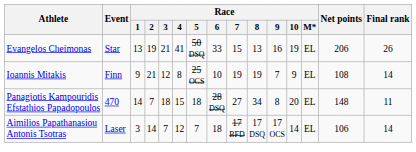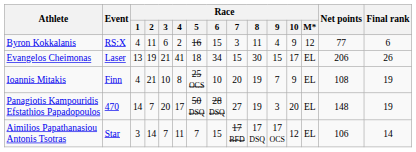+ row: (41, 43)
(112, 48) Star -> (115, 58) Laser
(197, 48) 50 DSQ -> (197, 58) 18
(217, 48) 33 -> (217, 58) 34
(257, 48) 13 -> (257, 58) 30
(277, 48) 16 -> (277, 58) 15
(294, 48) 19 -> (294, 58) 17
(138, 75) 9 -> (138, 80) 4
(166, 75) 12 -> (166, 80) 10
(237, 75) 19 -> (237, 80) 20
(388, 75) 14 -> (388, 80) 19
(166, 102) 18 -> (166, 107) 20
(179, 102) 15 -> (179, 107) 17
(197, 102) 18 -> (197, 107) 50 DSQ
(257, 102) 34 -> (257, 107) 19
(277, 102) 8 -> (277, 107) 3
(388, 102) 11 -> (388, 107) 19
(115, 129) Laser -> (112, 133) Star
(179, 129) 12 -> (179, 133) 11
(217, 129) 18 -> (217, 133) 15
(294, 129) 14 -> (294, 133) 12
